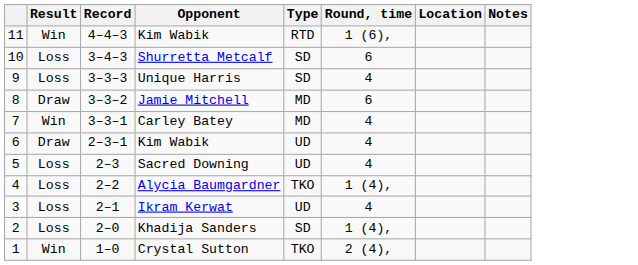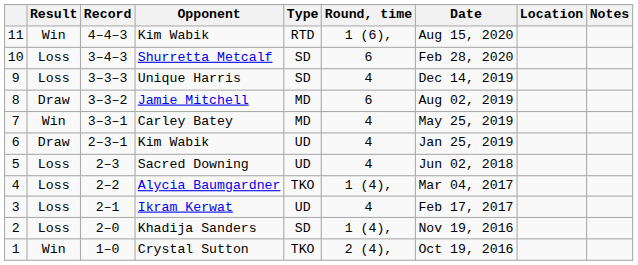+ column: (466, 16)
